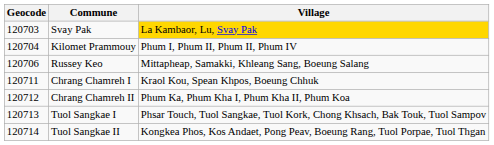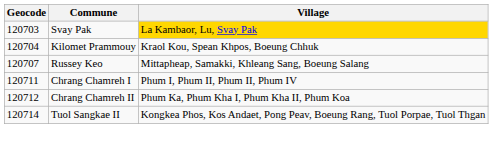(219, 47) Phum I, Phum II, Phum II, Phum IV -> (230, 47) Kraol Kou, Spean Khpos, Boeung Chhuk
(23, 64) 120706 -> (23, 64) 120707
(230, 81) Kraol Kou, Spean Khpos, Boeung Chhuk -> (219, 81) Phum I, Phum II, Phum II, Phum IV
- row: (84, 115)
